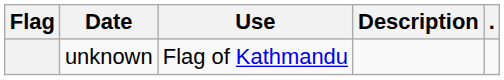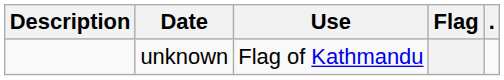columns swapped: (32, 21) <-> (418, 21)
